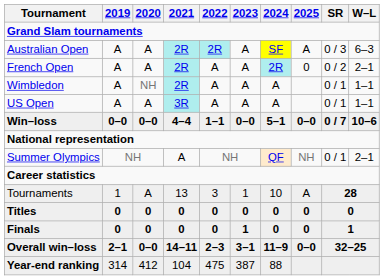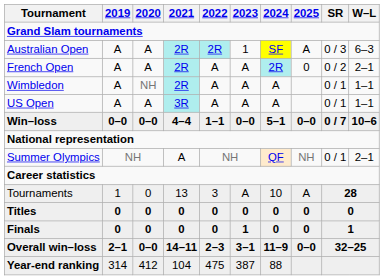(245, 49) A -> (245, 49) 1
(148, 193) A -> (148, 193) 0
(245, 193) 1 -> (245, 193) A
